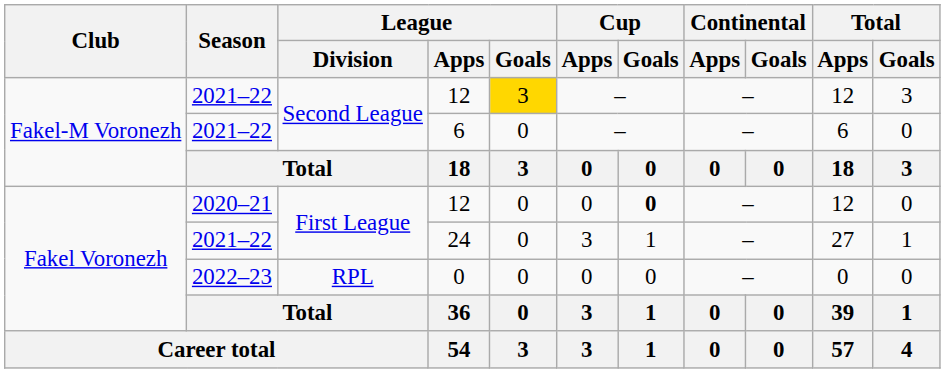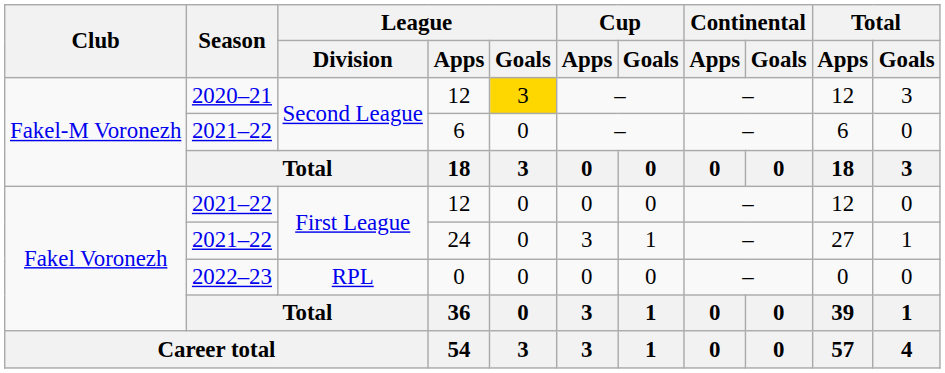(232, 95) 2021–22 -> (232, 95) 2020–21
(232, 204) 2020–21 -> (232, 204) 2021–22
(651, 204) bold -> (651, 204) normal
